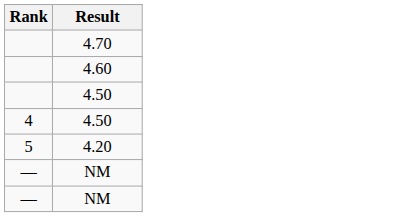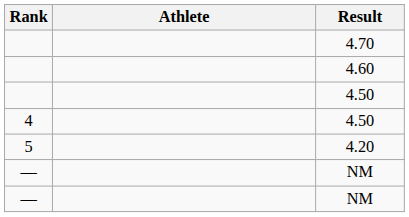+ column: (184, 17)
